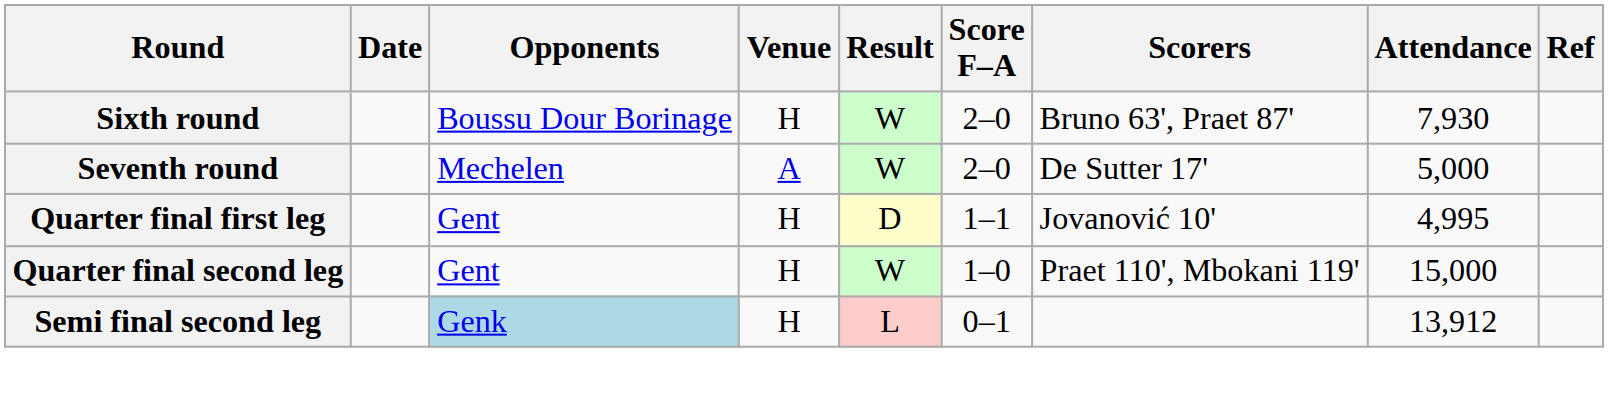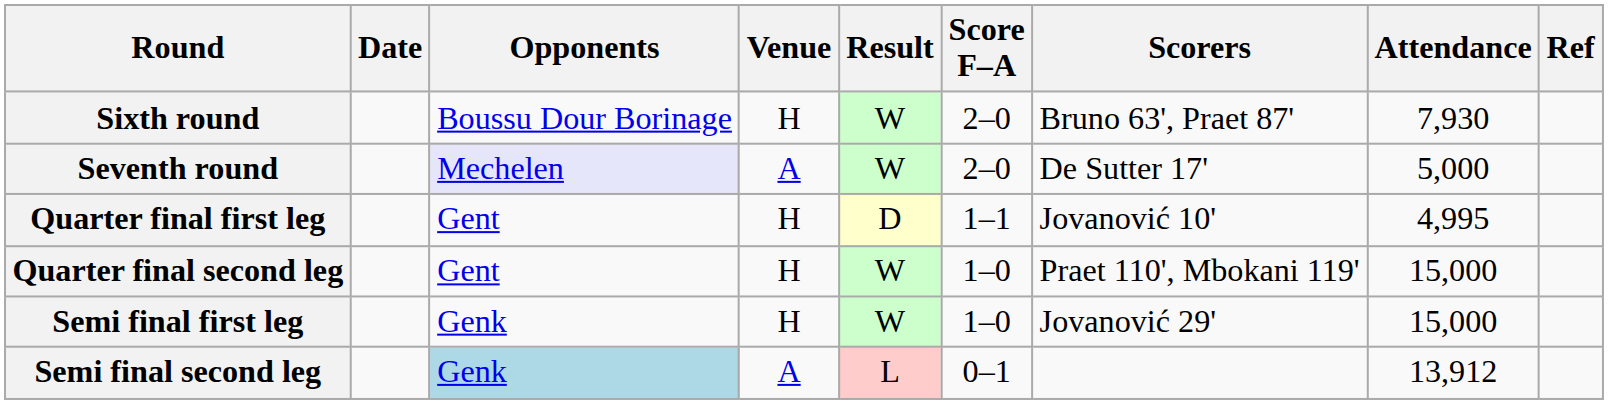(501, 168) no background -> (501, 168) lavender background
+ row: (178, 321)
(789, 321) H -> (789, 372) A
